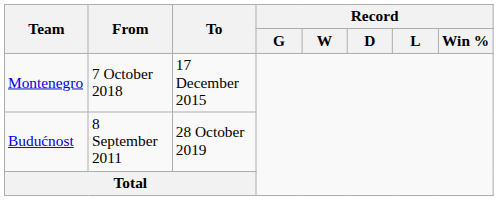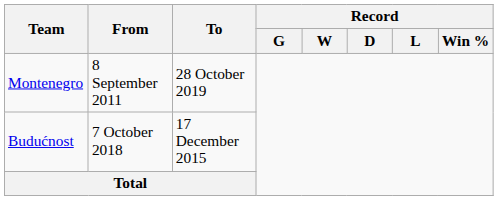(122, 82) 7 October 2018 -> (125, 82) 8 September 2011
(207, 82) 17 December 2015 -> (210, 82) 28 October 2019
(125, 141) 8 September 2011 -> (122, 141) 7 October 2018
(210, 141) 28 October 2019 -> (207, 141) 17 December 2015
